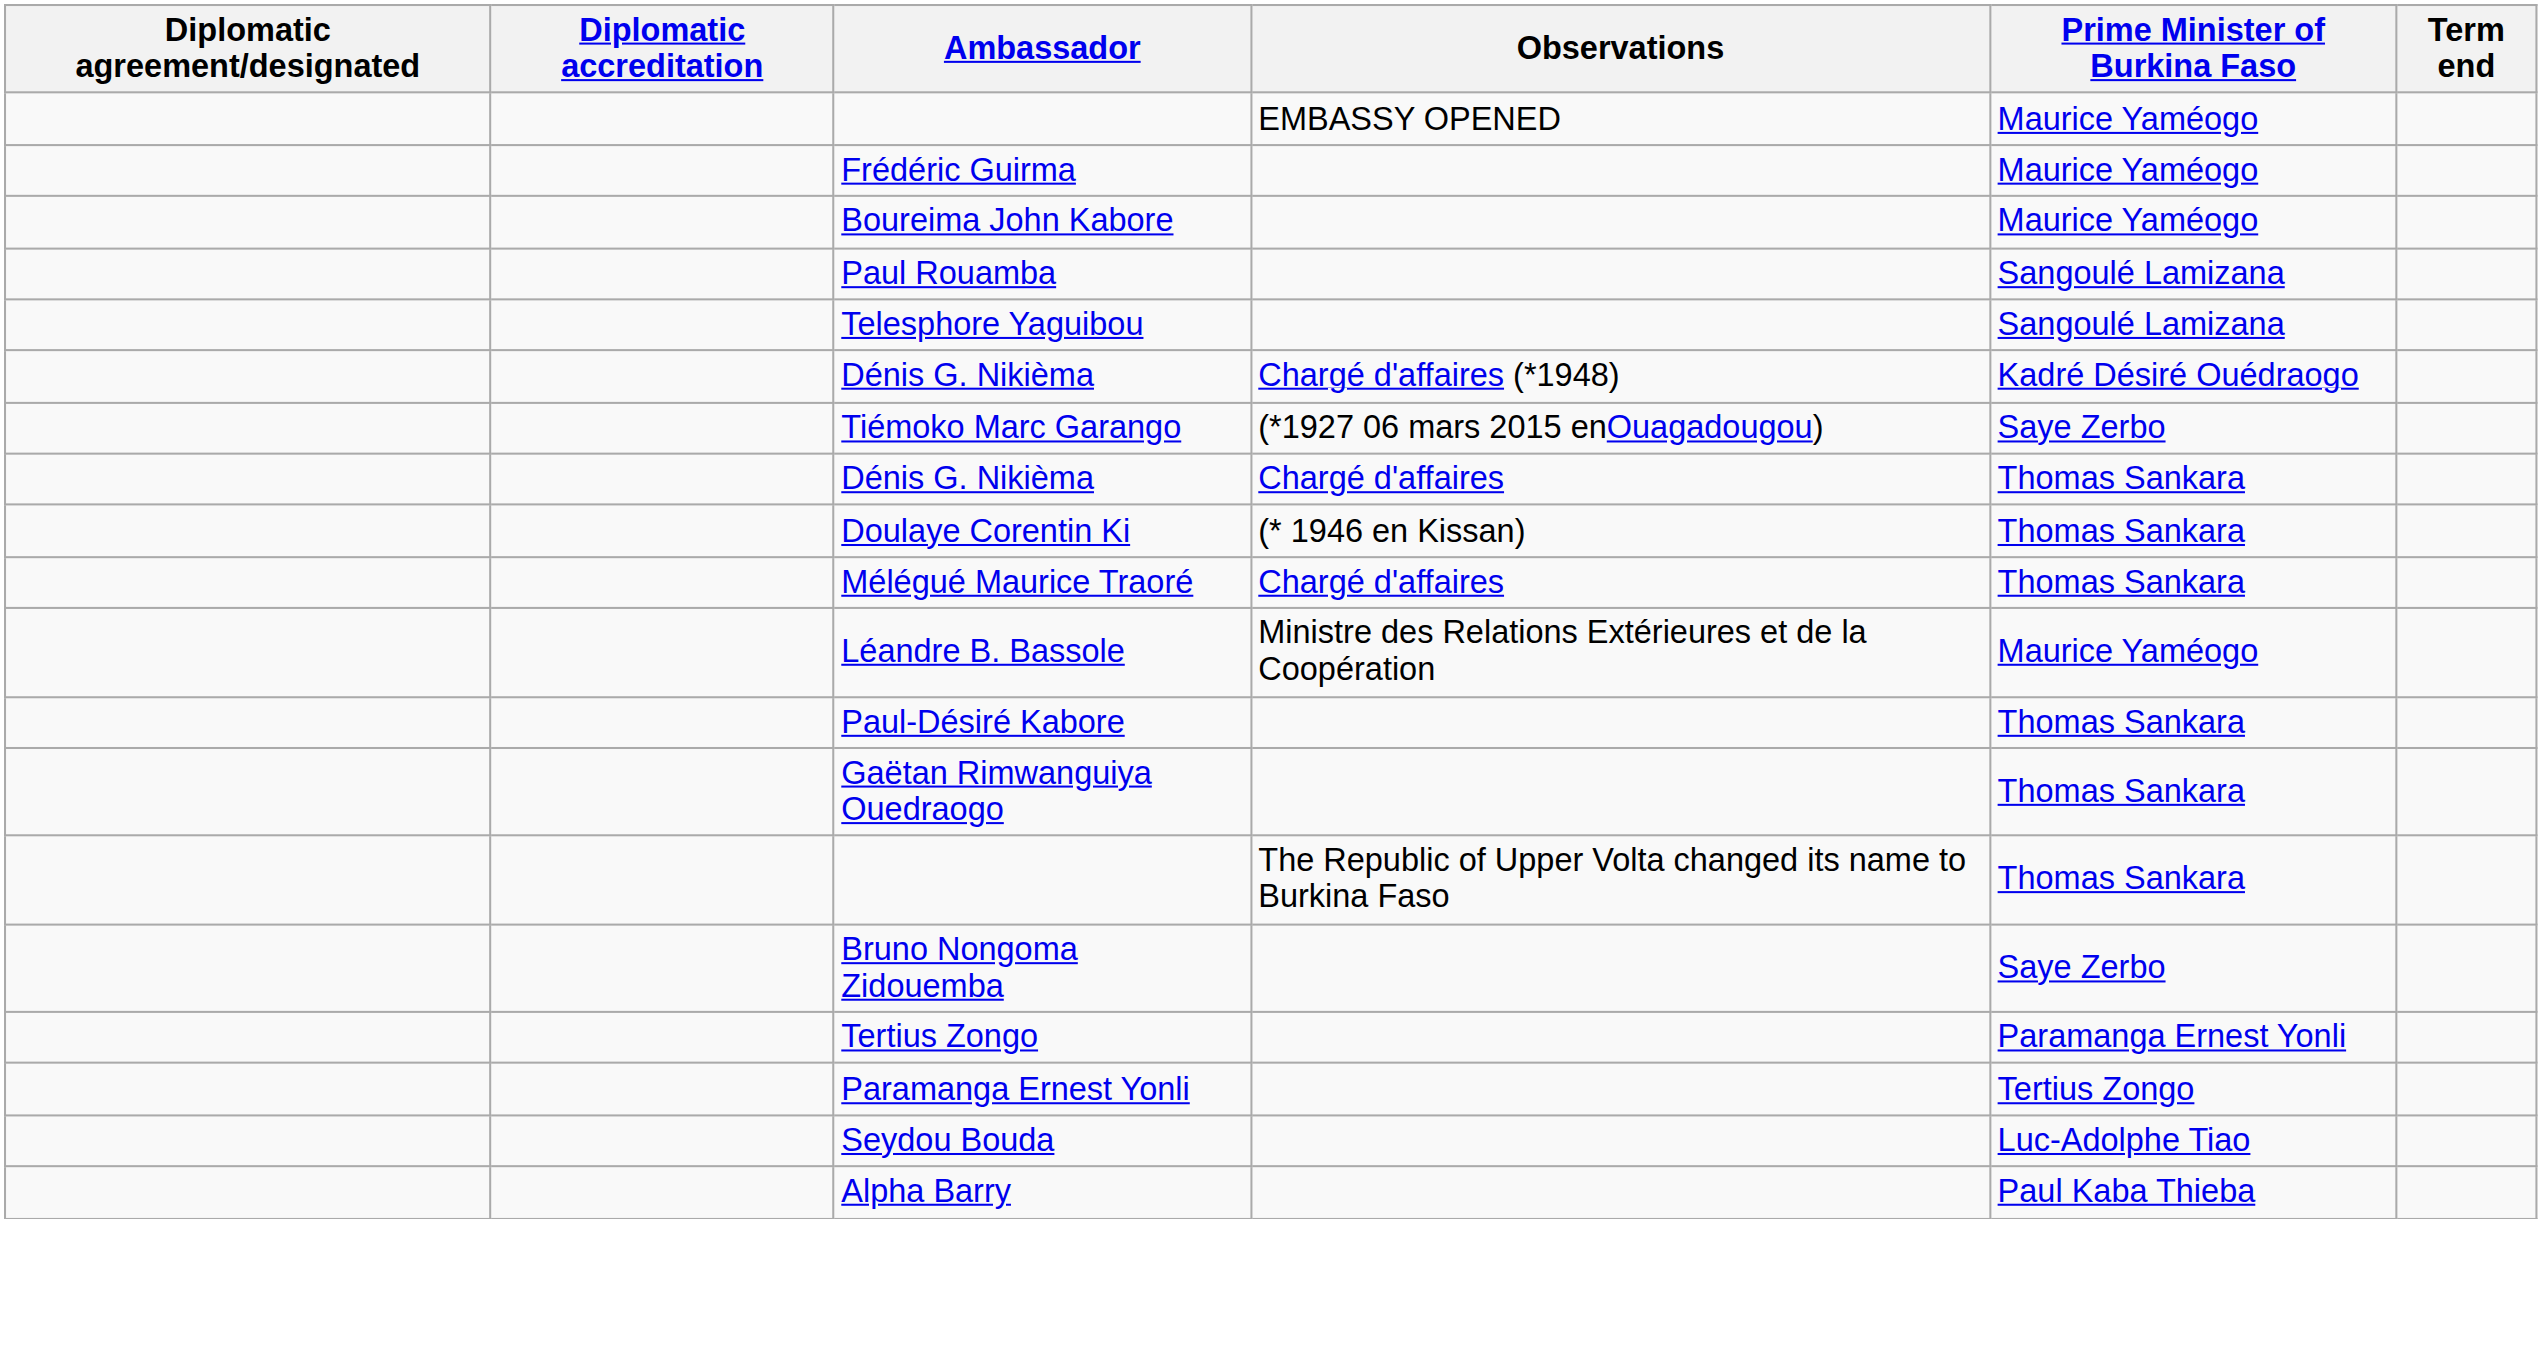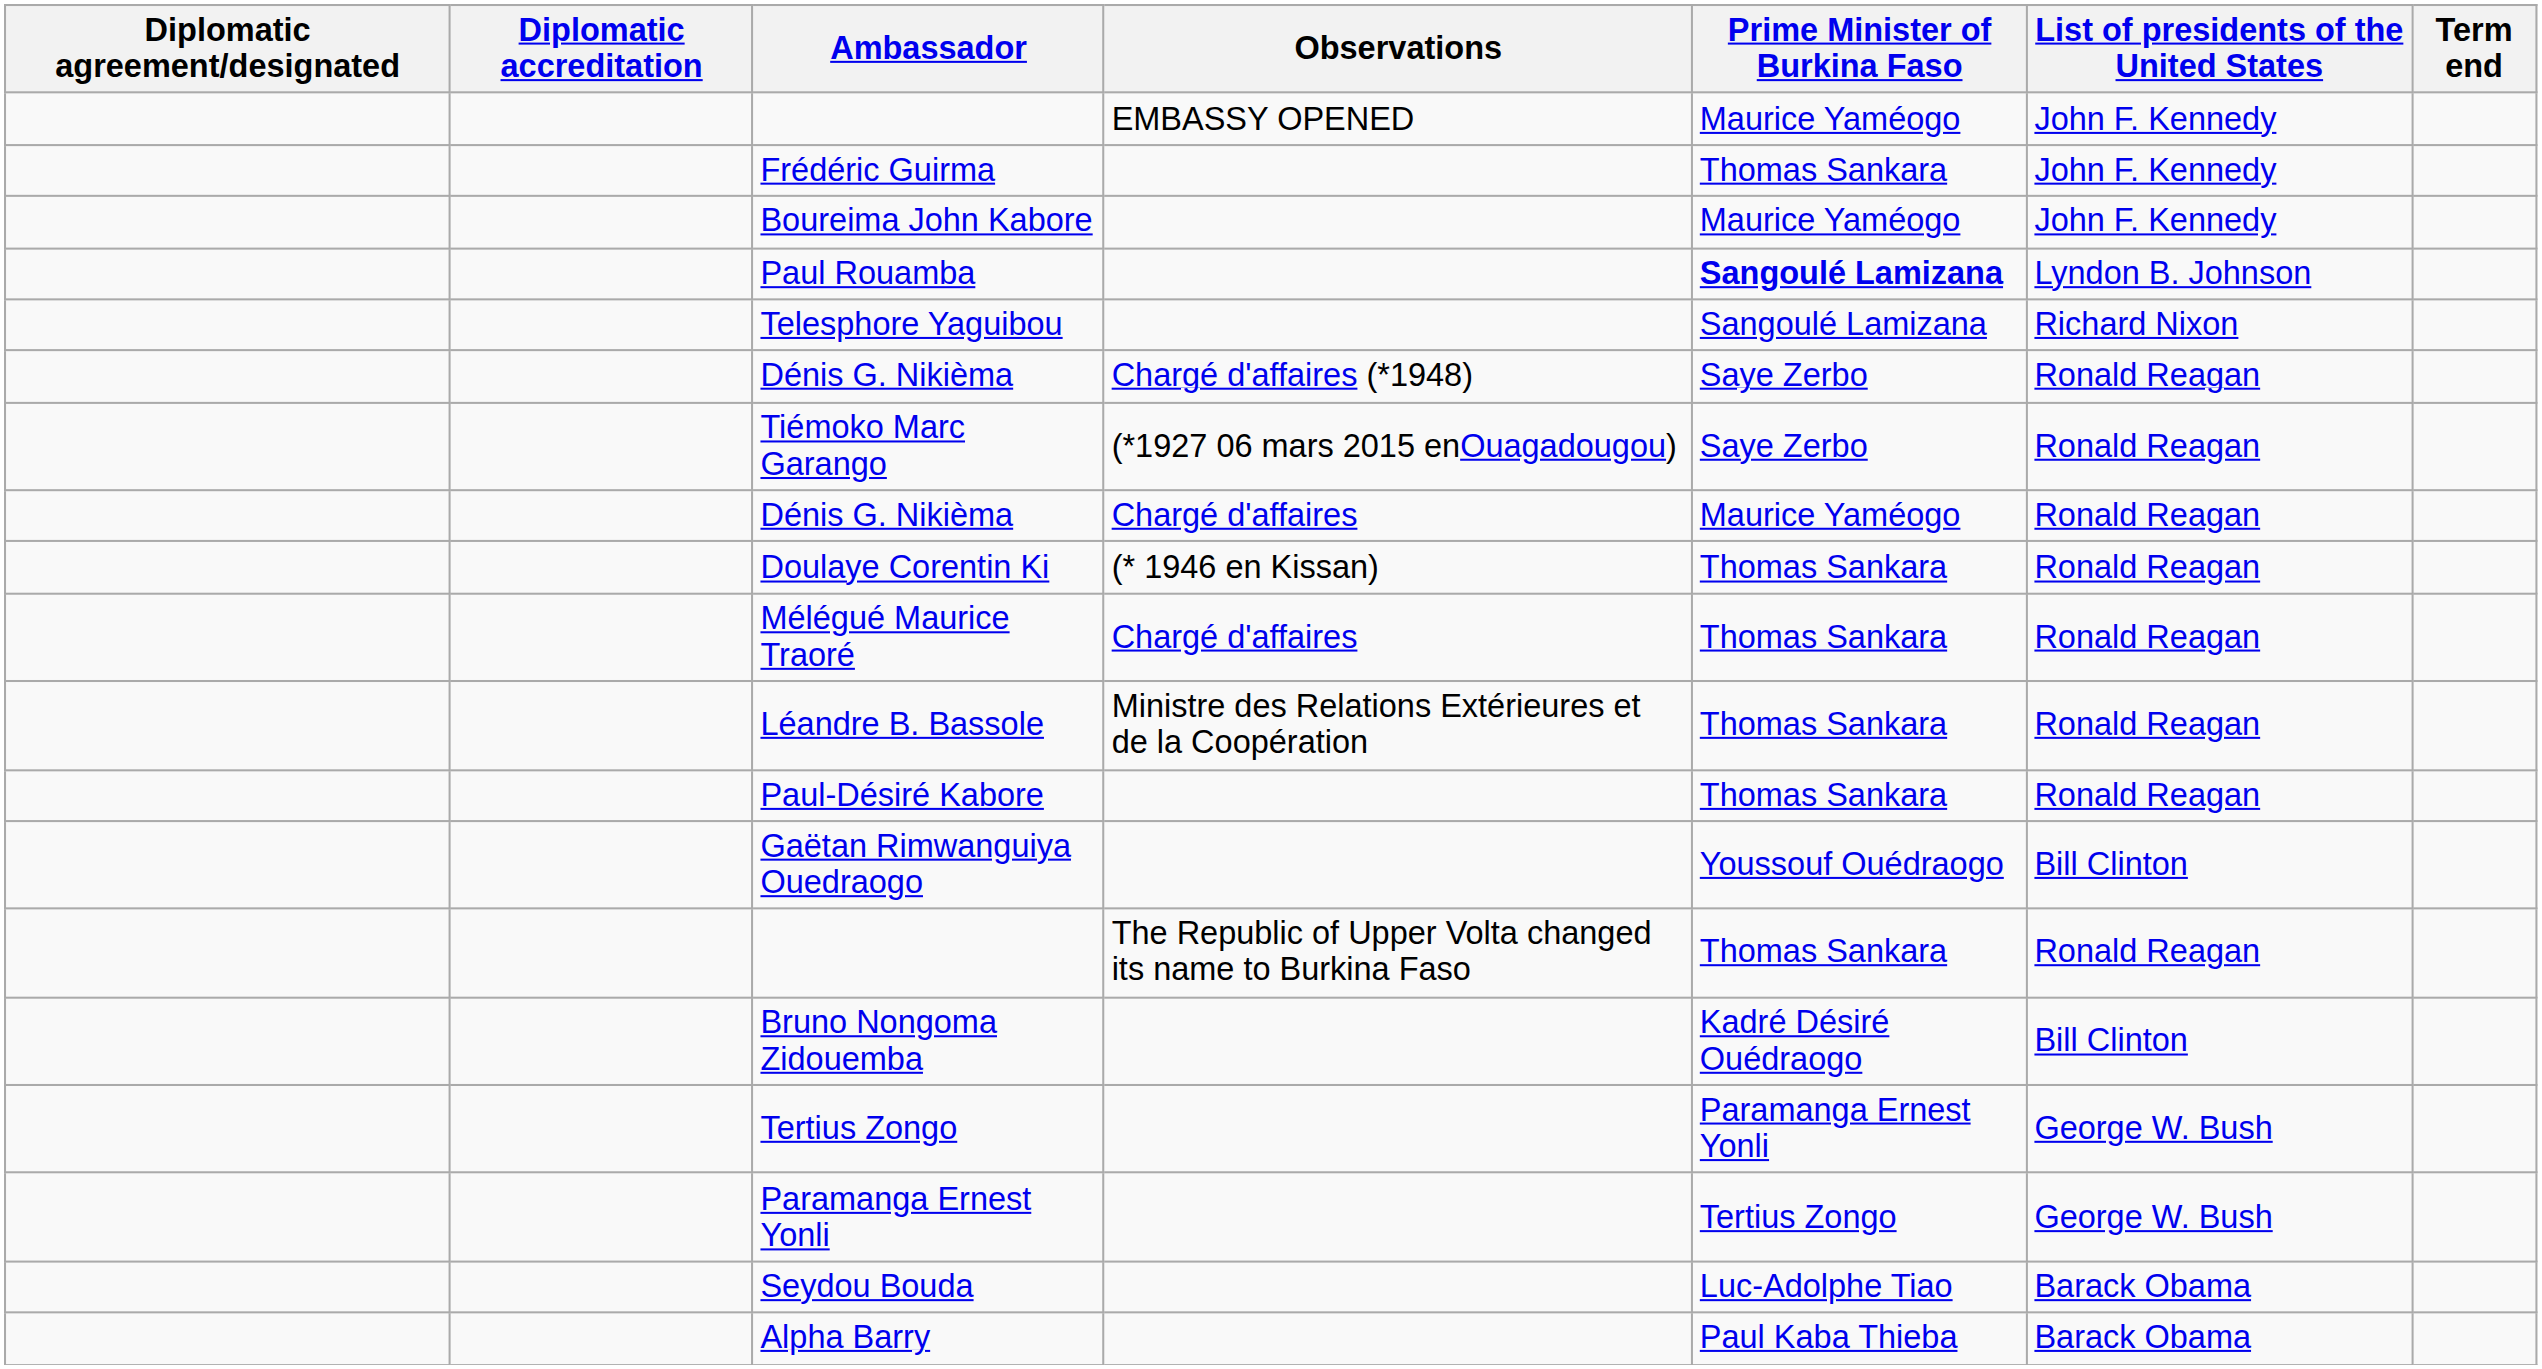+ column: (2219, 48)
(2128, 169) Maurice Yaméogo -> (1823, 169) Thomas Sankara
(2141, 272) normal -> (1851, 272) bold
(2178, 375) Kadré Désiré Ouédraogo -> (1784, 375) Saye Zerbo
(2121, 478) Thomas Sankara -> (1830, 515) Maurice Yaméogo
(2128, 651) Maurice Yaméogo -> (1823, 724) Thomas Sankara
(2121, 791) Thomas Sankara -> (1852, 864) Youssouf Ouédraogo
(2082, 967) Saye Zerbo -> (1795, 1040) Kadré Désiré Ouédraogo
